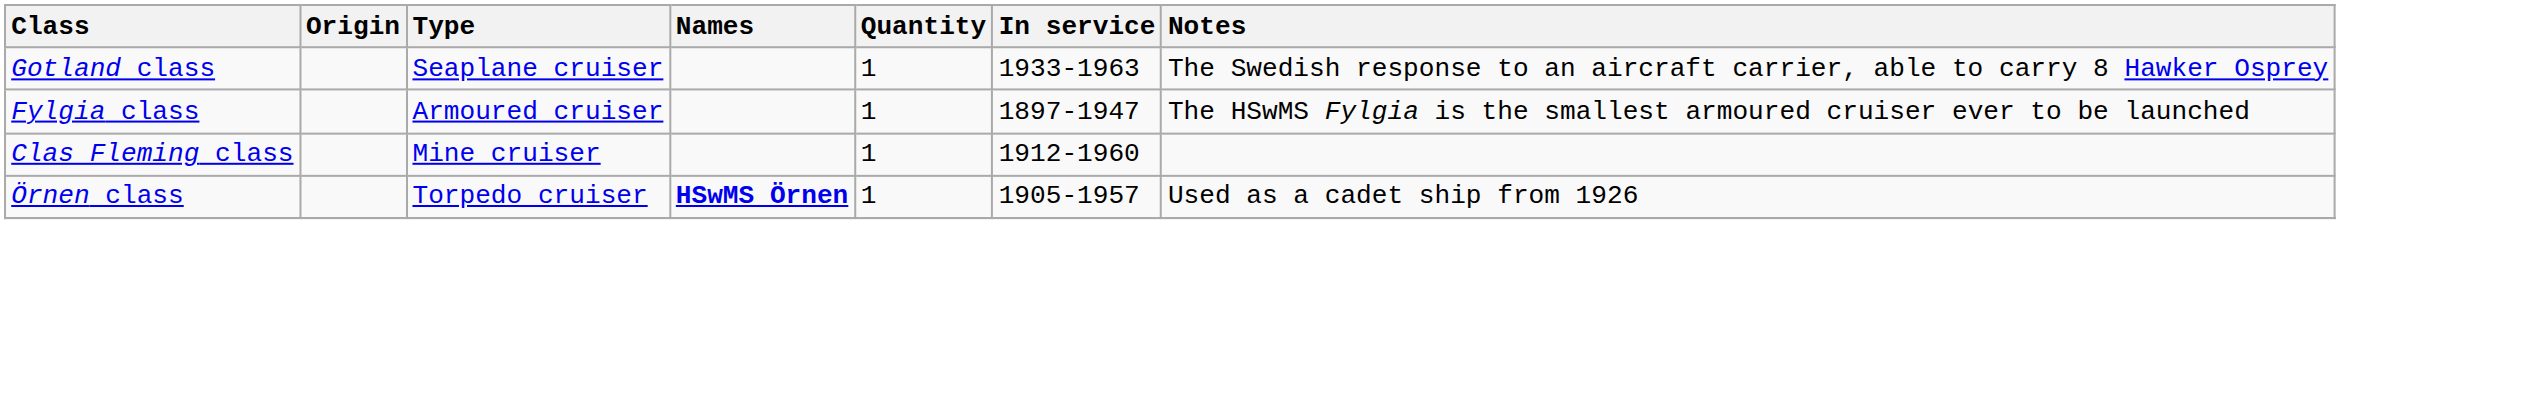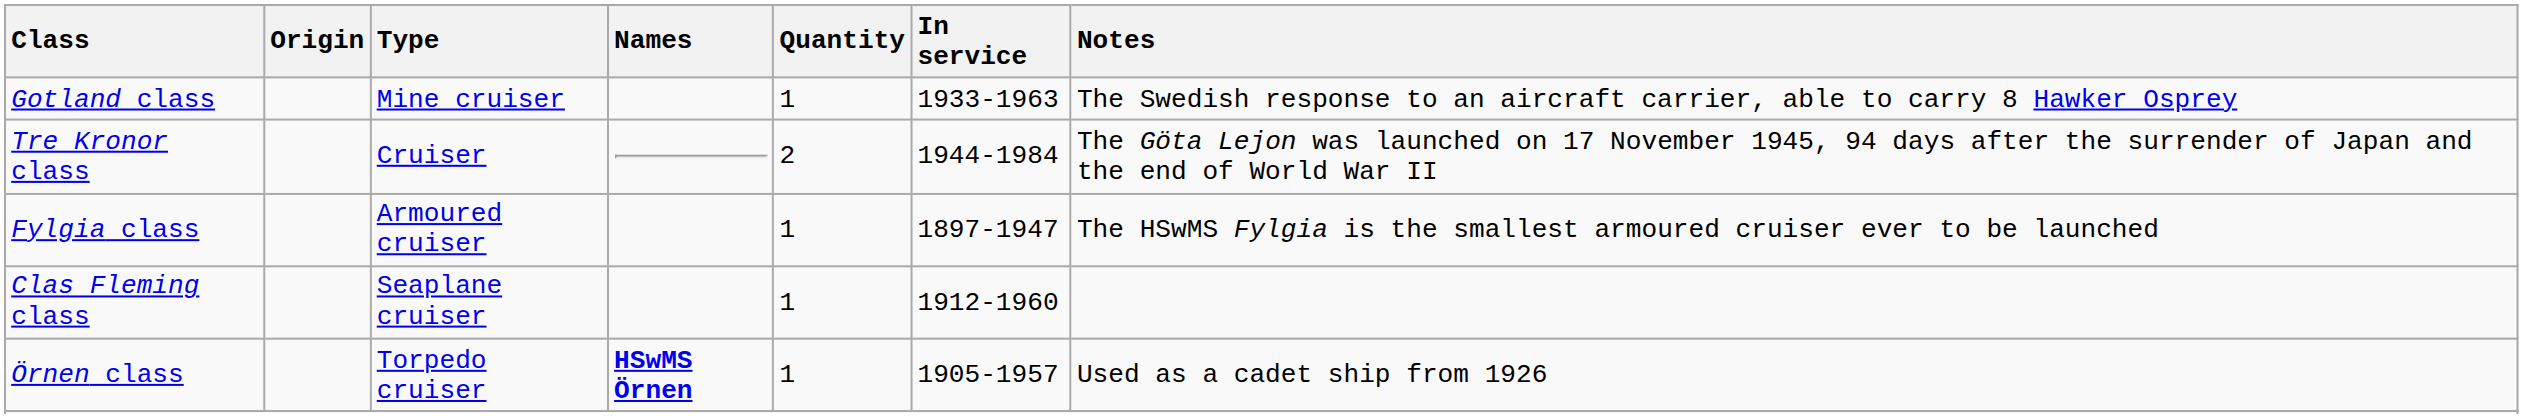(538, 69) Seaplane cruiser -> (471, 99) Mine cruiser
+ row: (90, 157)
(507, 154) Mine cruiser -> (439, 302) Seaplane cruiser
